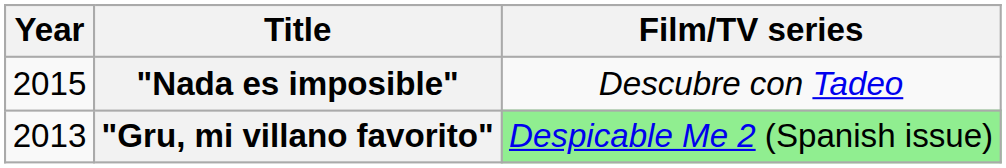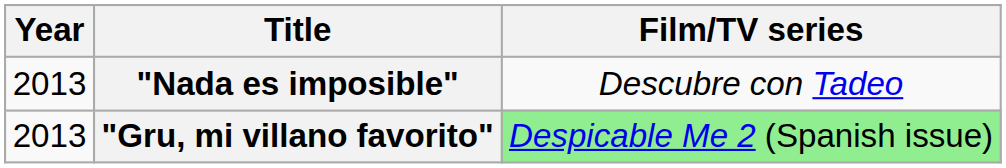(50, 83) 2015 -> (50, 83) 2013
